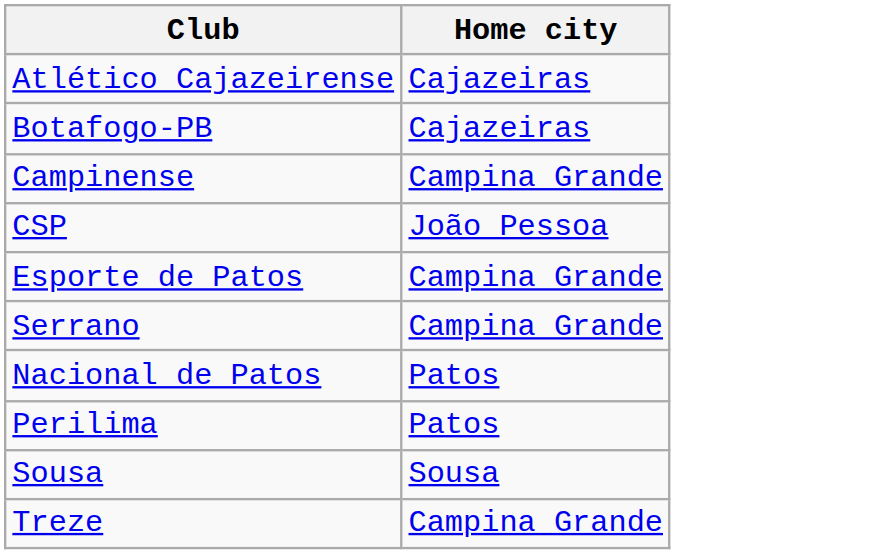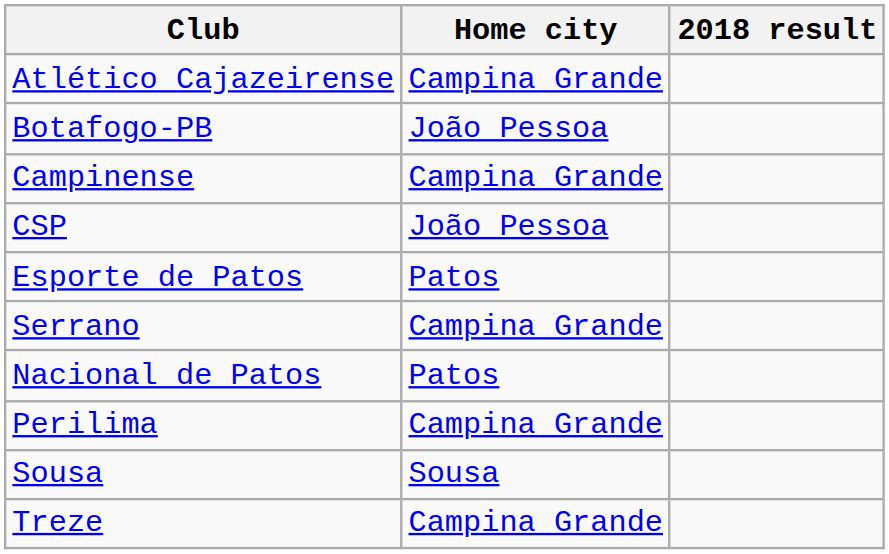+ column: (777, 30)
(499, 79) Cajazeiras -> (536, 79) Campina Grande
(499, 129) Cajazeiras -> (508, 129) João Pessoa
(536, 277) Campina Grande -> (454, 277) Patos
(454, 425) Patos -> (536, 425) Campina Grande
